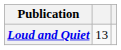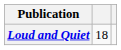(102, 34) 13 -> (102, 34) 18
